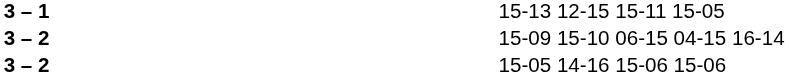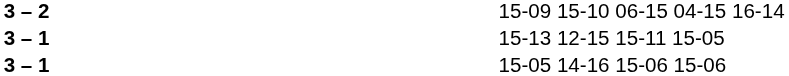rows swapped: (642, 38) <-> (612, 11)
(27, 65) 3 – 2 -> (27, 65) 3 – 1
